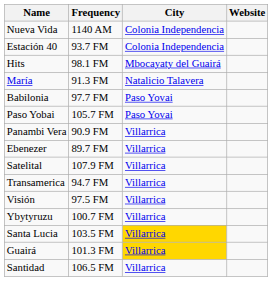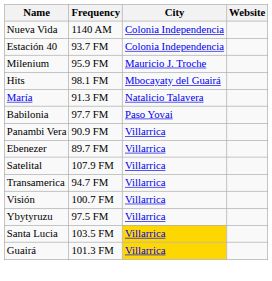+ row: (28, 64)
- row: (31, 115)
(90, 200) 97.5 FM -> (93, 200) 100.7 FM
(93, 217) 100.7 FM -> (90, 217) 97.5 FM
- row: (26, 268)
